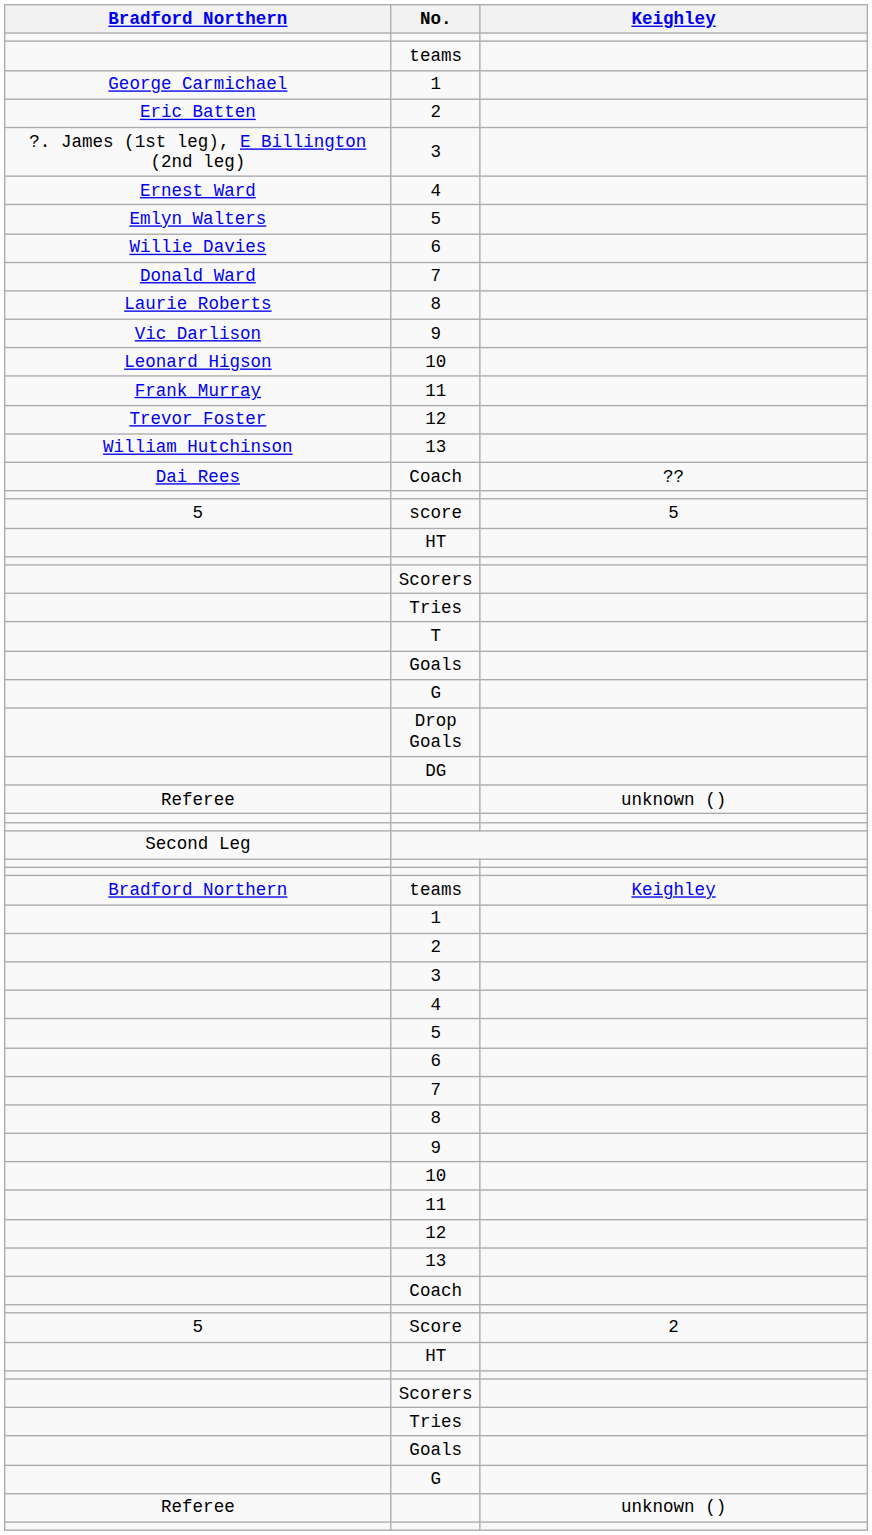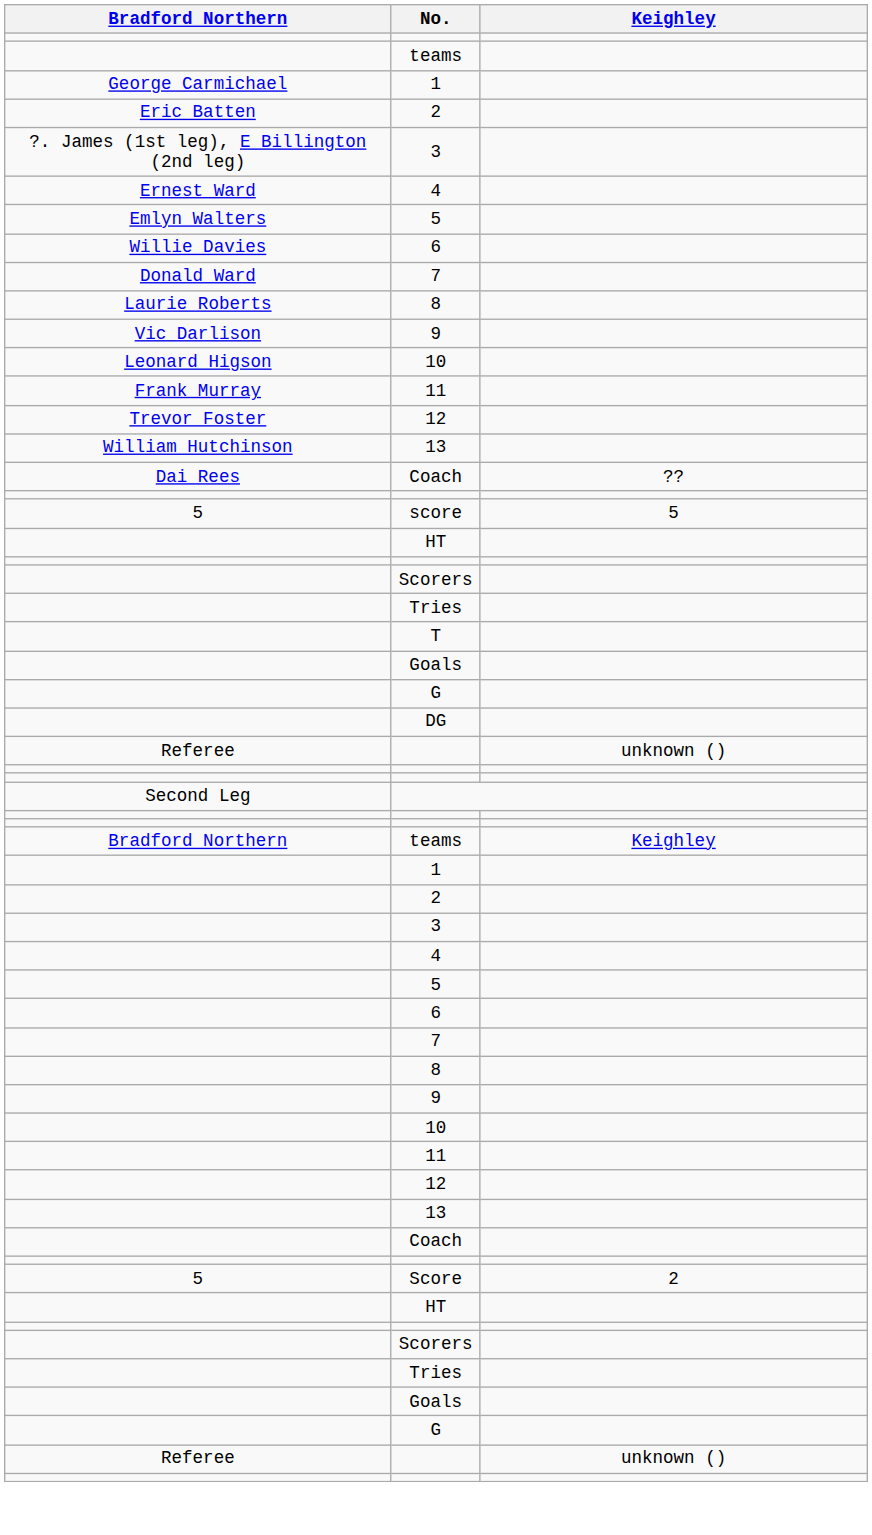- row: (198, 732)
